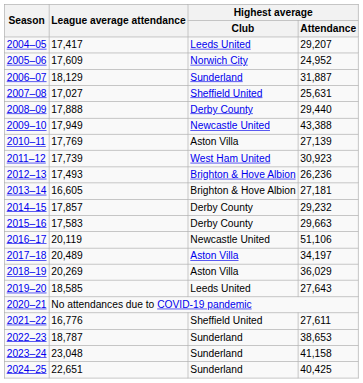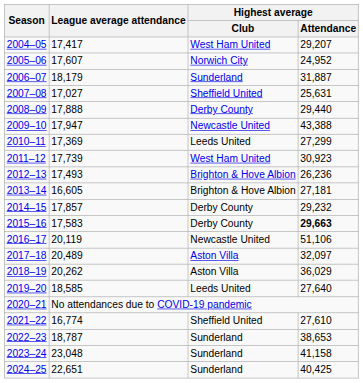(220, 45) Leeds United -> (230, 45) West Ham United
(67, 61) 17,609 -> (67, 61) 17,607
(67, 77) 18,129 -> (67, 77) 18,179
(67, 126) 17,949 -> (67, 126) 17,947
(67, 142) 17,769 -> (67, 142) 17,369
(214, 142) Aston Villa -> (220, 142) Leeds United
(316, 142) 27,139 -> (316, 142) 27,299
(316, 223) normal -> (316, 223) bold
(316, 256) 34,197 -> (316, 256) 32,097
(67, 272) 20,269 -> (67, 272) 20,262
(316, 288) 27,643 -> (316, 288) 27,640
(67, 321) 16,776 -> (67, 321) 16,774
(316, 321) 27,611 -> (316, 321) 27,610
